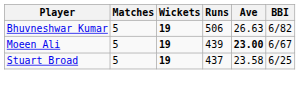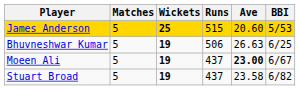+ row: (48, 29)
(280, 29) 6/82 -> (280, 45) 6/25
(214, 45) 439 -> (214, 61) 437
(280, 61) 6/25 -> (280, 77) 6/82
